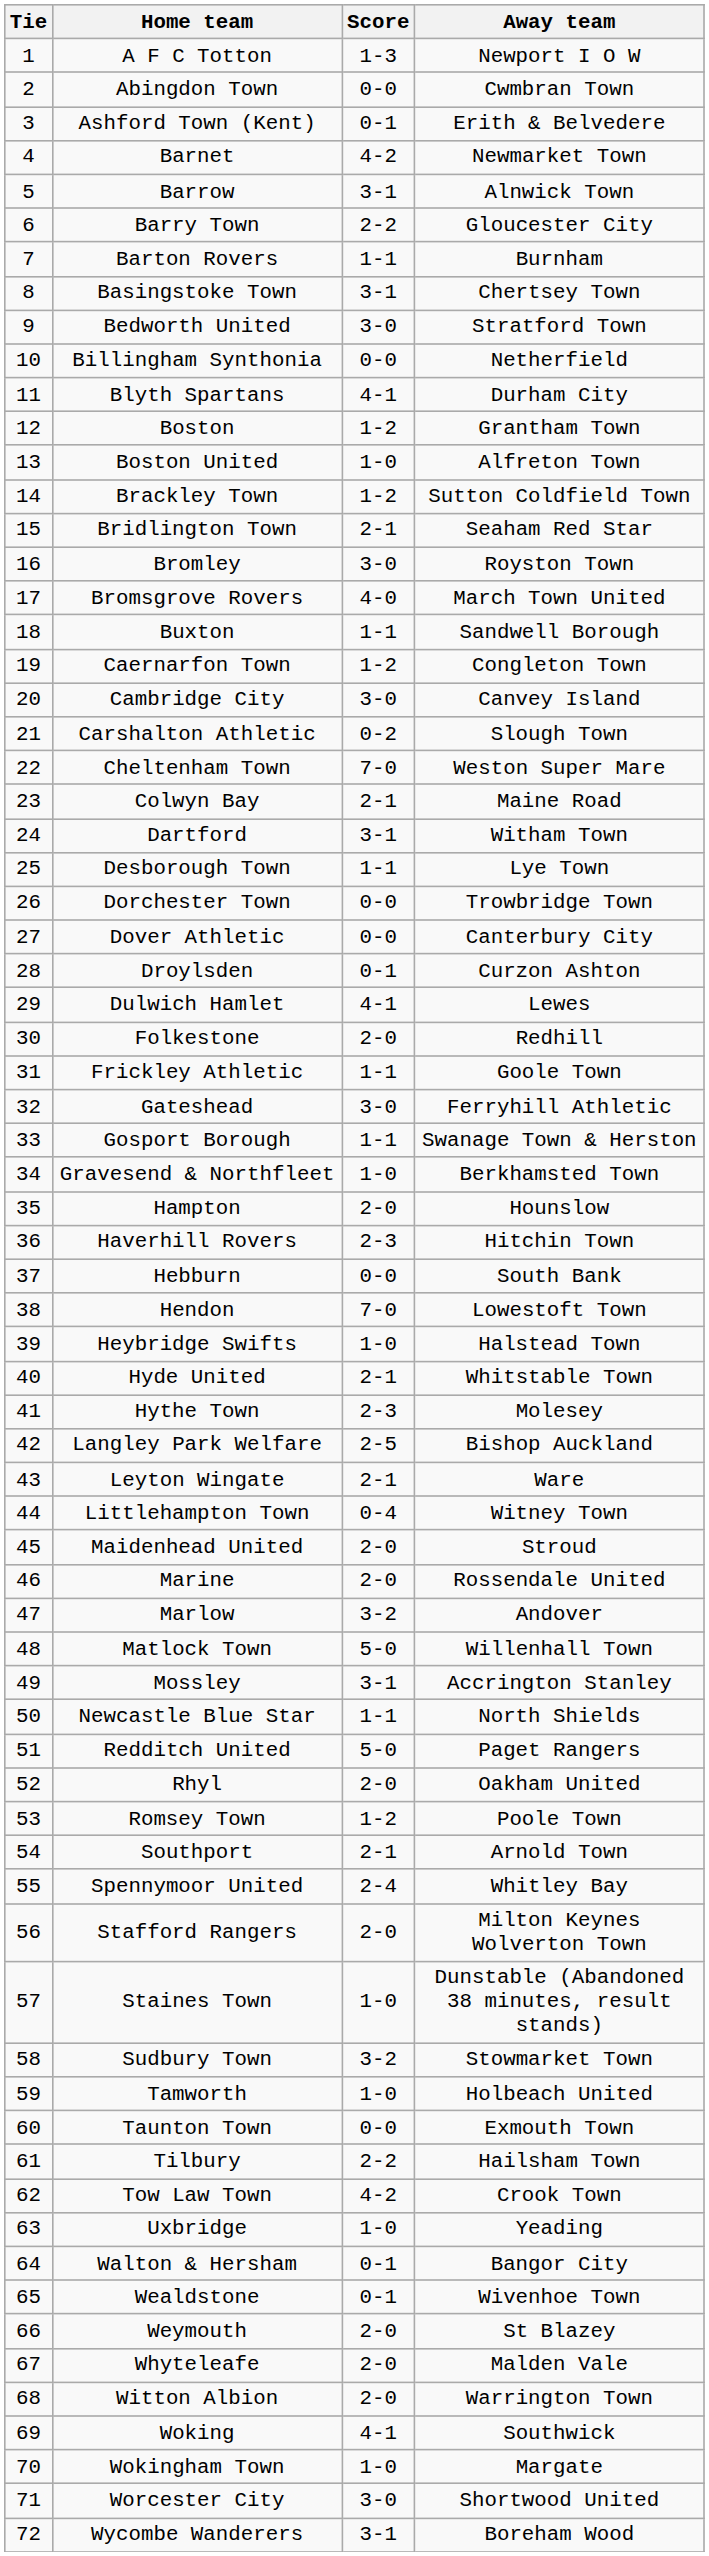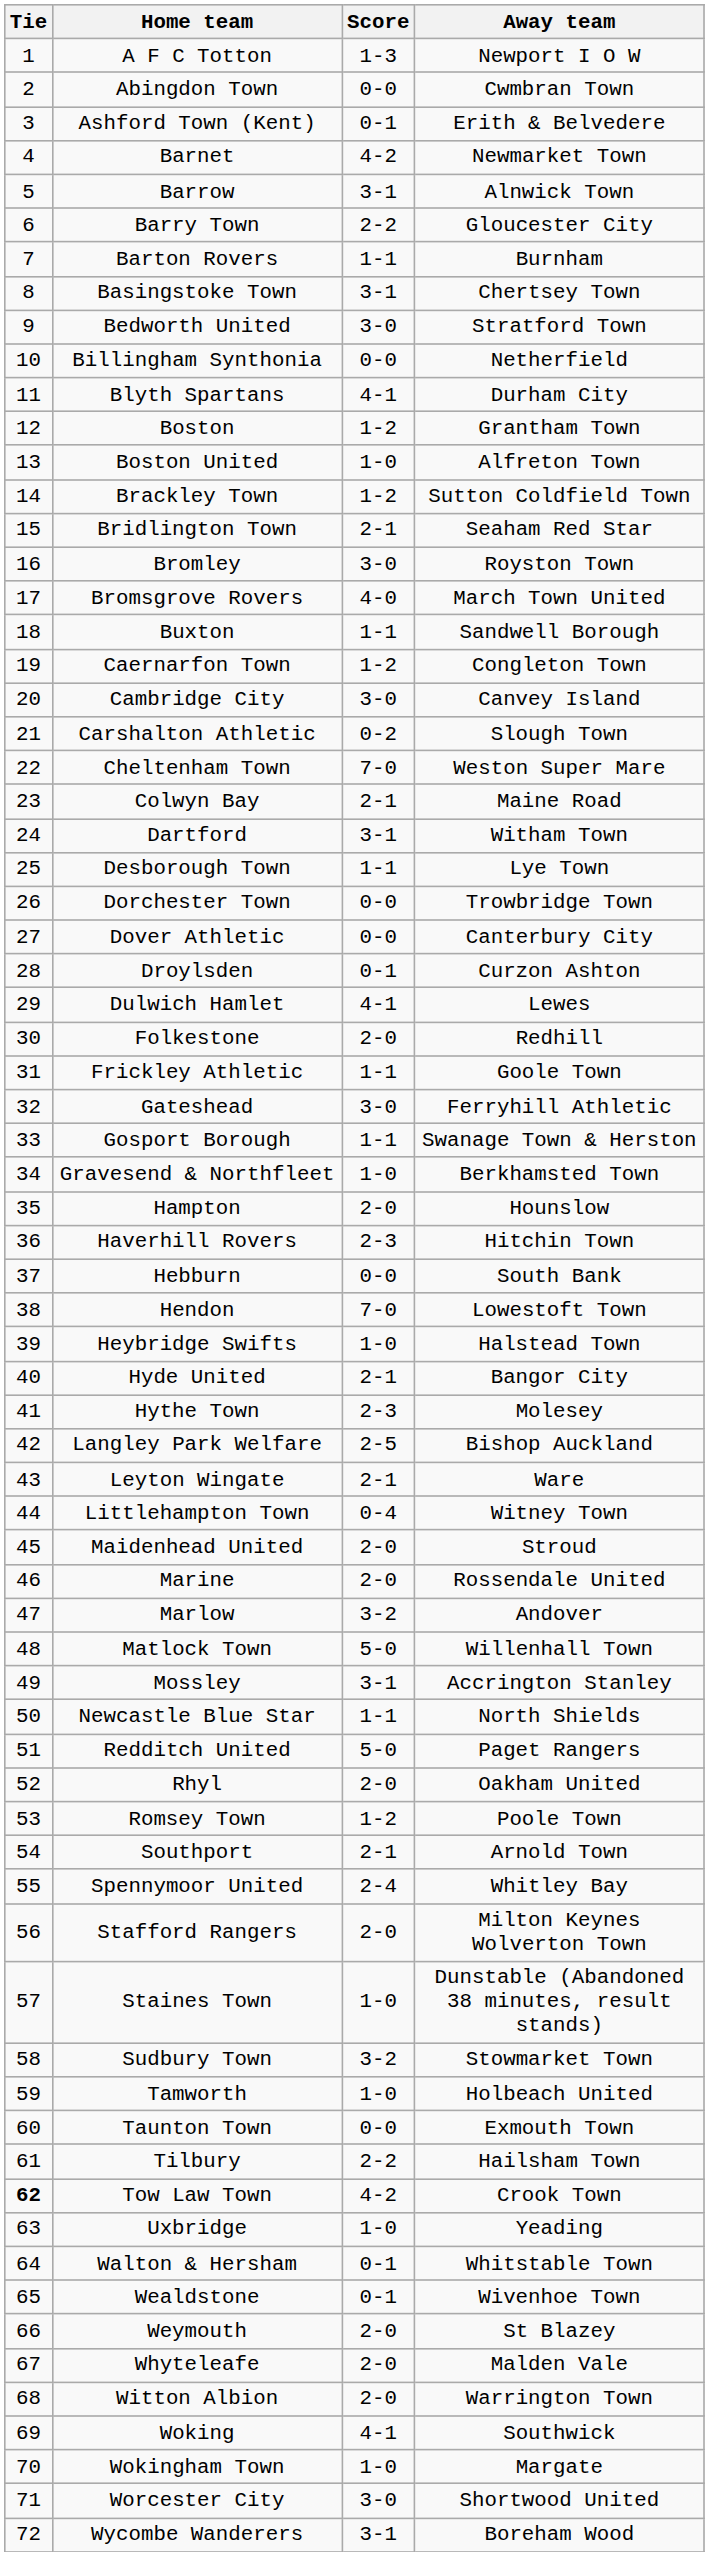(559, 1378) Whitstable Town -> (559, 1378) Bangor City
(28, 2196) normal -> (28, 2196) bold
(559, 2263) Bangor City -> (559, 2263) Whitstable Town
